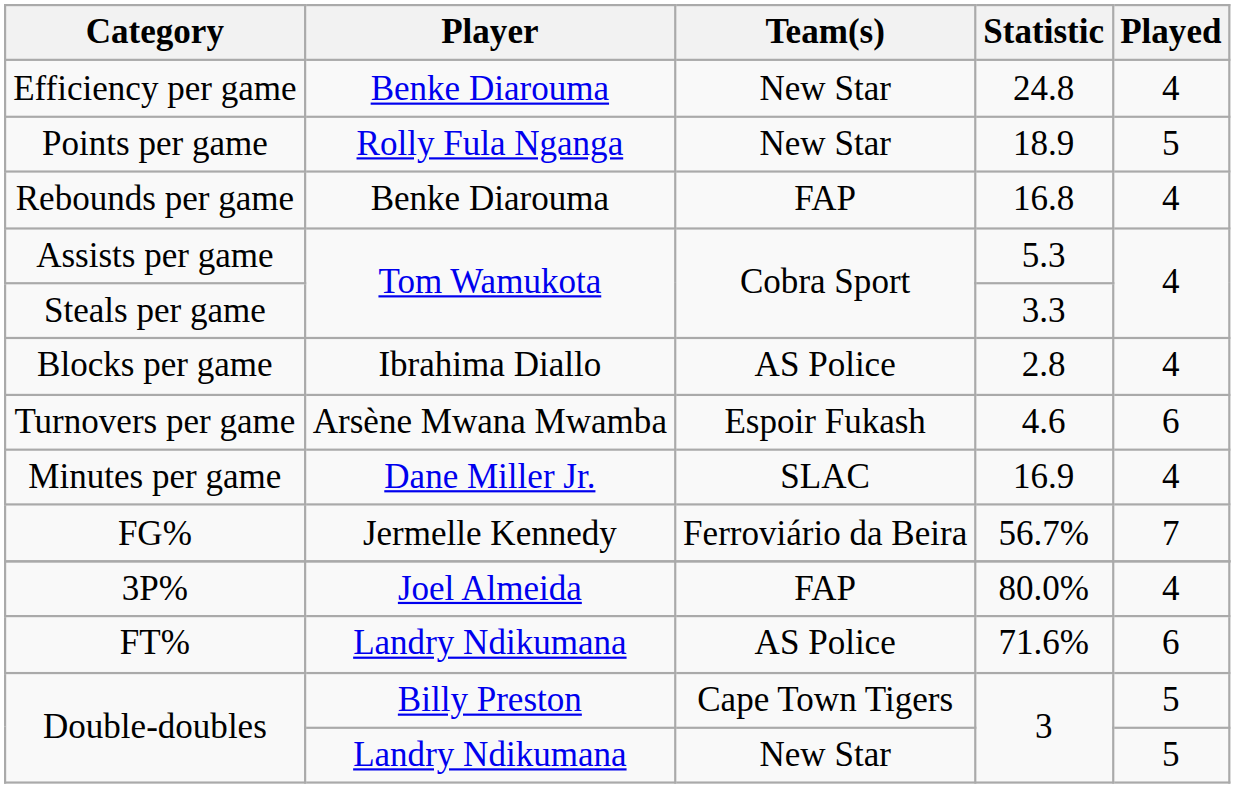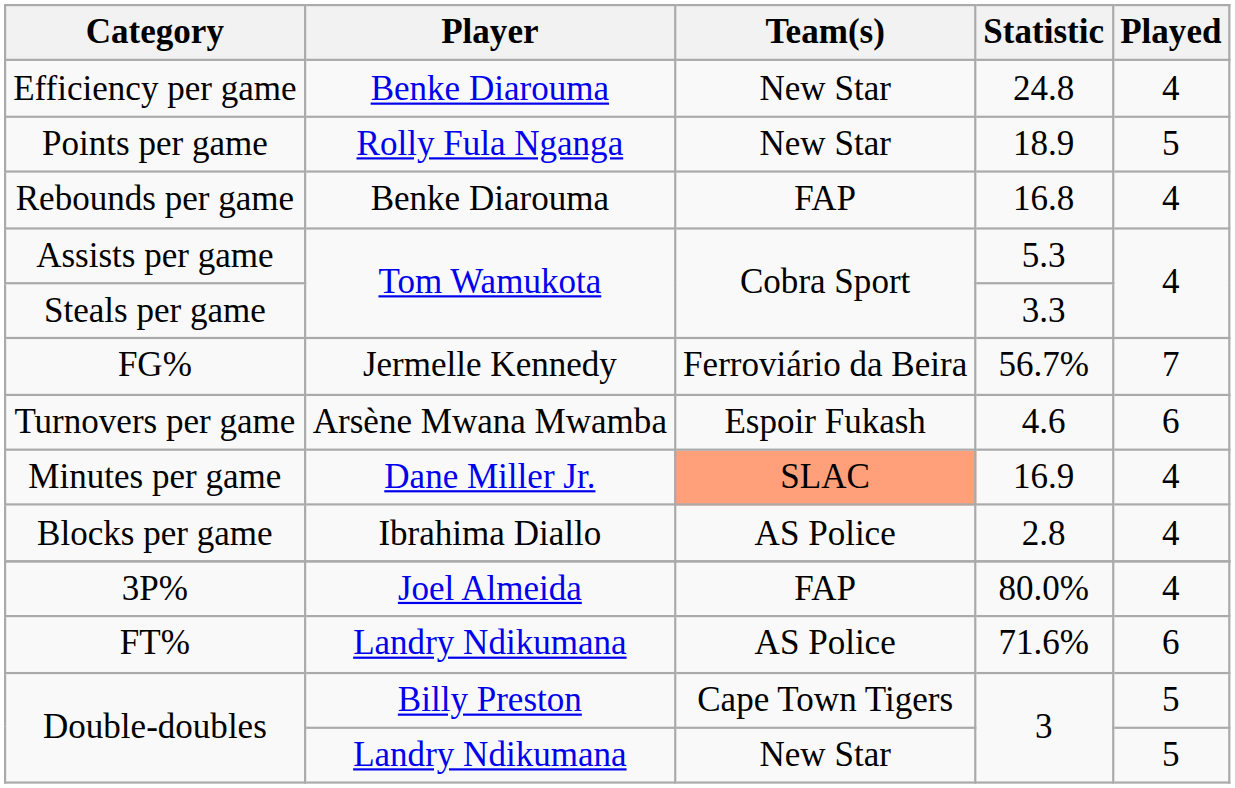rows swapped: (155, 365) <-> (155, 532)
(825, 476) no background -> (825, 476) lightsalmon background
